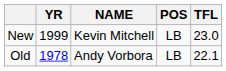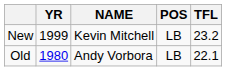(206, 35) 23.0 -> (206, 35) 23.2
(54, 55) 1978 -> (54, 55) 1980
